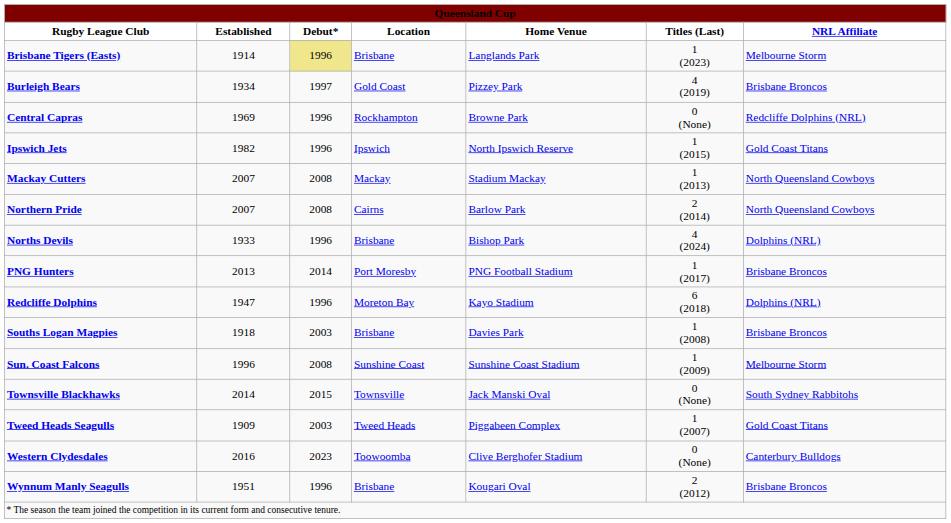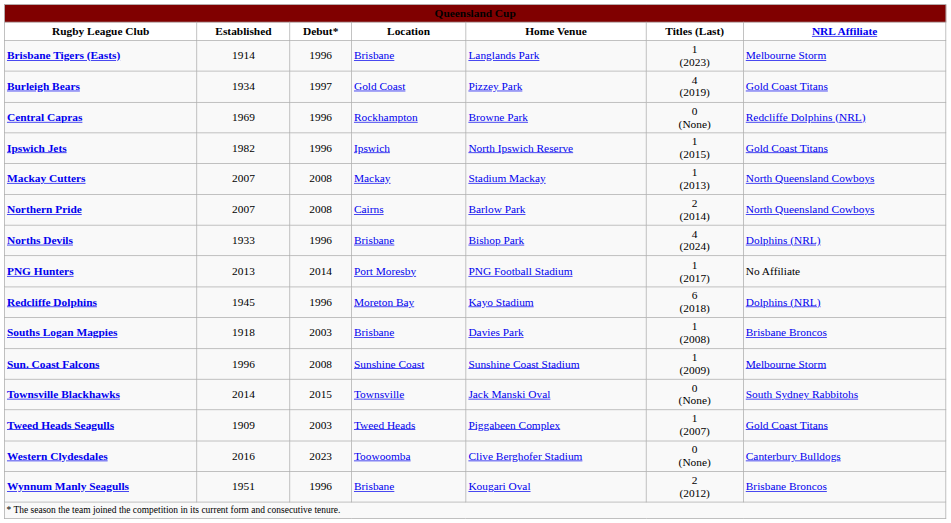(321, 55) khaki background -> (321, 55) no background
(786, 86) Brisbane Broncos -> (787, 86) Gold Coast Titans
(786, 271) Brisbane Broncos -> (773, 271) No Affiliate
(243, 302) 1947 -> (243, 302) 1945
